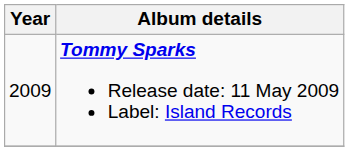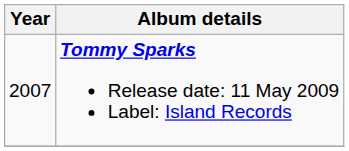(30, 90) 2009 -> (30, 90) 2007
